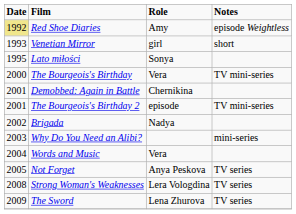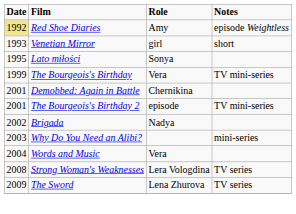(17, 75) 2000 -> (17, 75) 1999
- row: (53, 169)
